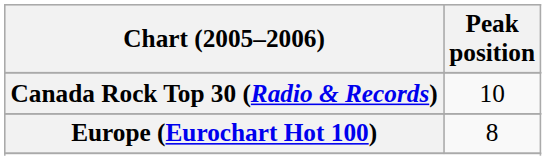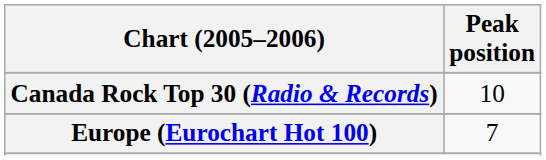(492, 133) 8 -> (492, 133) 7
